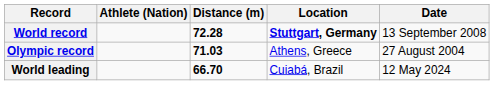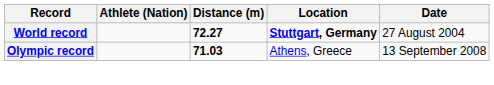(208, 32) 72.28 -> (208, 32) 72.27
(434, 32) 13 September 2008 -> (423, 32) 27 August 2004
(423, 51) 27 August 2004 -> (434, 51) 13 September 2008
- row: (51, 70)
